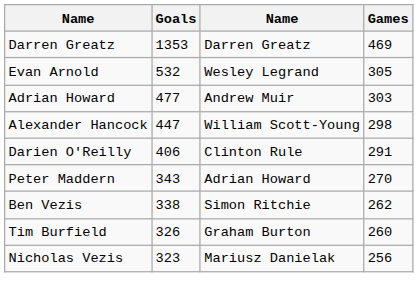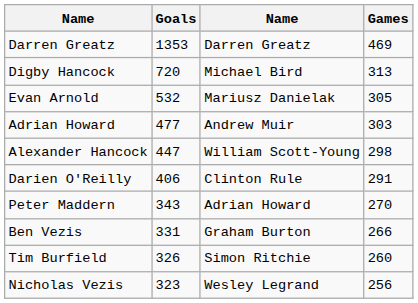+ row: (62, 72)
(262, 72) Wesley Legrand -> (270, 99) Mariusz Danielak
(168, 205) 338 -> (168, 232) 331
(257, 205) Simon Ritchie -> (257, 232) Graham Burton
(380, 205) 262 -> (380, 232) 266
(257, 232) Graham Burton -> (257, 259) Simon Ritchie
(270, 259) Mariusz Danielak -> (262, 286) Wesley Legrand
